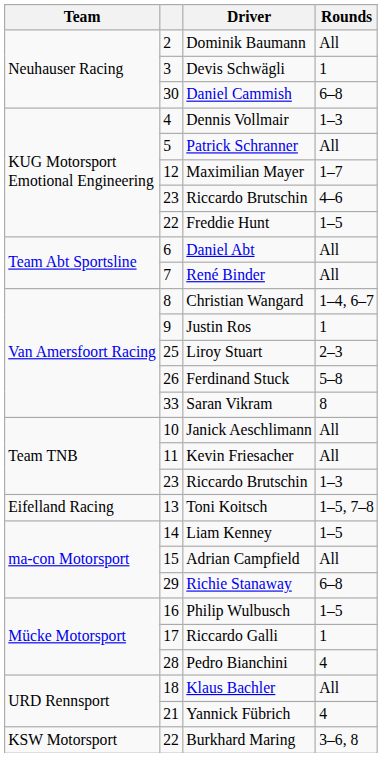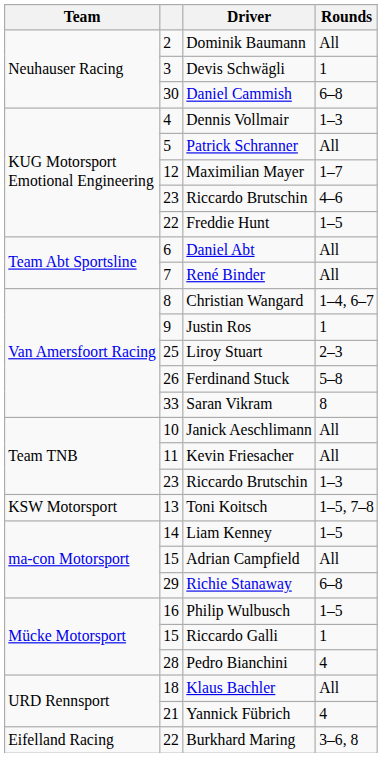(61, 507) Eifelland Racing -> (63, 507) KSW Motorsport
(171, 636) 17 -> (171, 636) 15
(63, 739) KSW Motorsport -> (61, 739) Eifelland Racing
